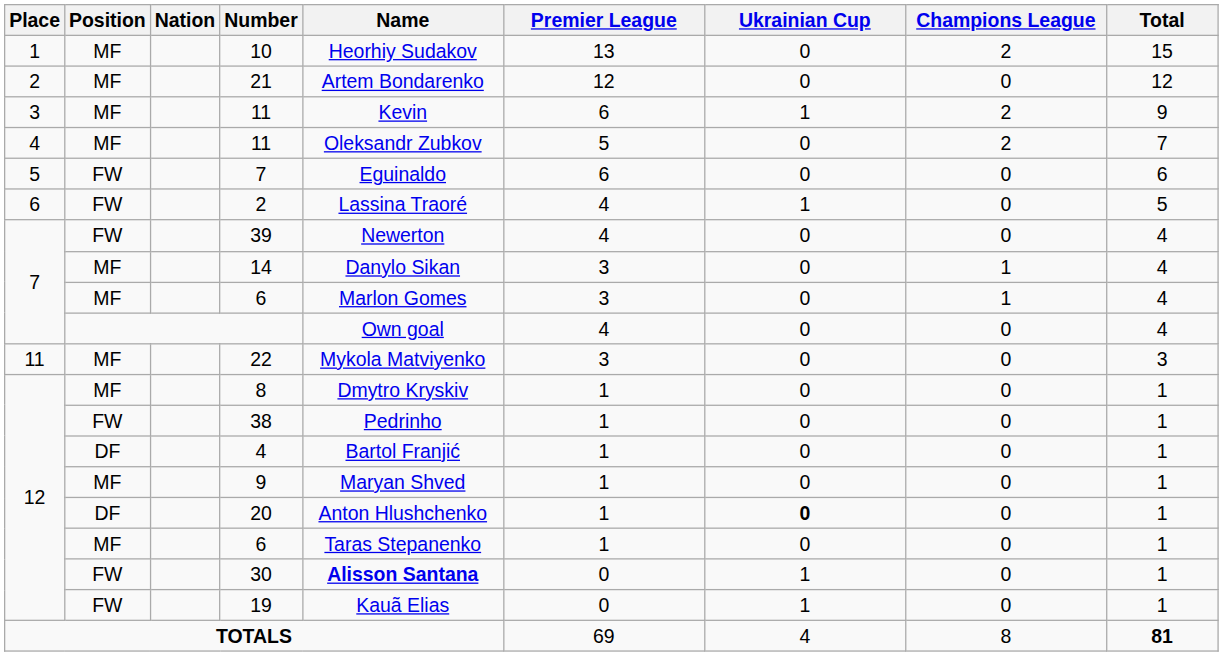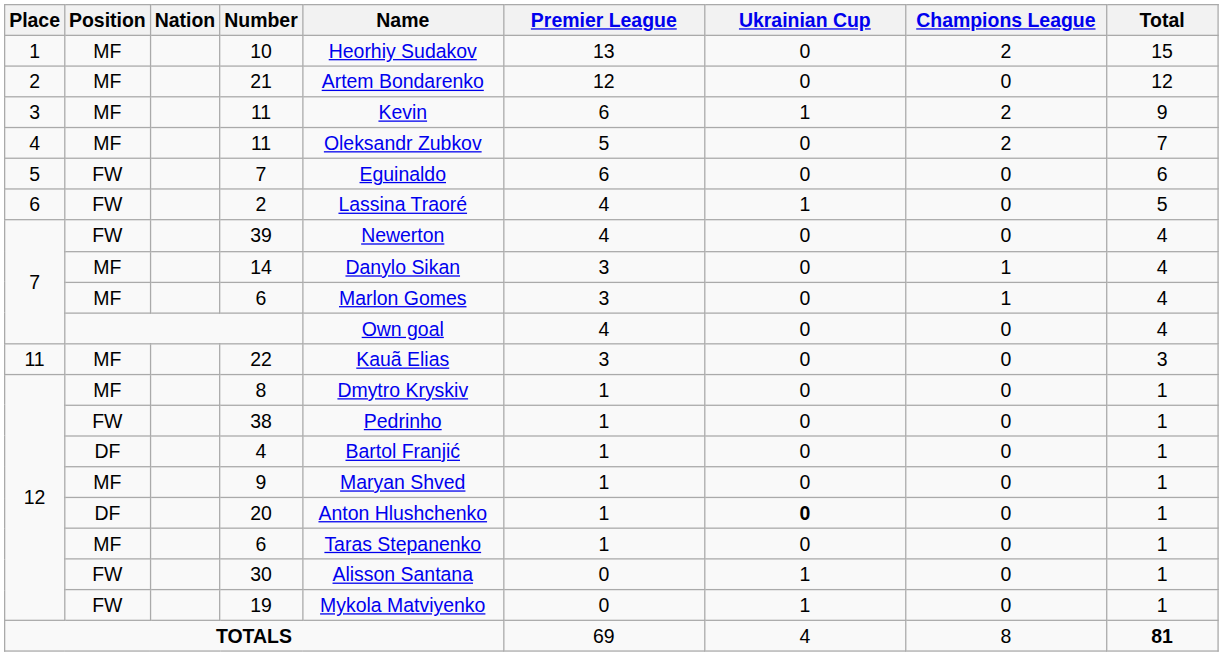(403, 359) Mykola Matviyenko -> (403, 359) Kauã Elias
(403, 575) bold -> (403, 575) normal
(403, 605) Kauã Elias -> (403, 605) Mykola Matviyenko
